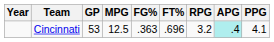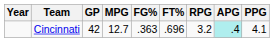(94, 29) 53 -> (94, 29) 42
(118, 29) 12.5 -> (118, 29) 12.7
